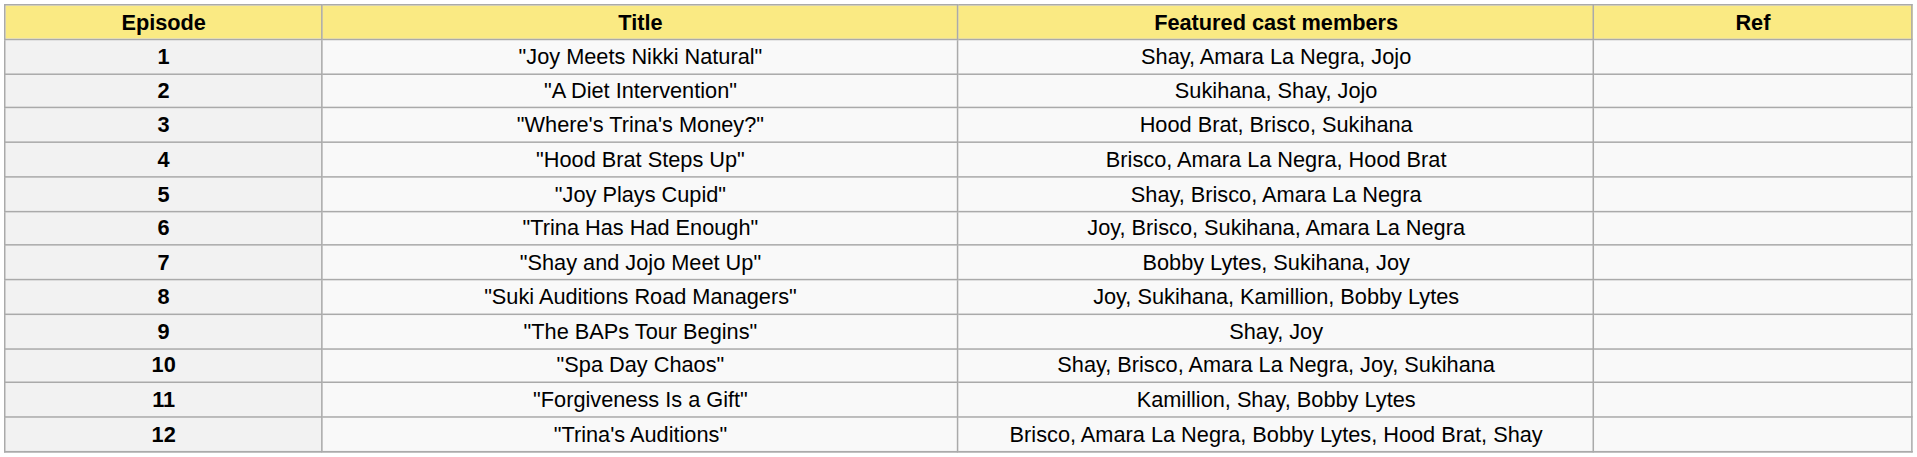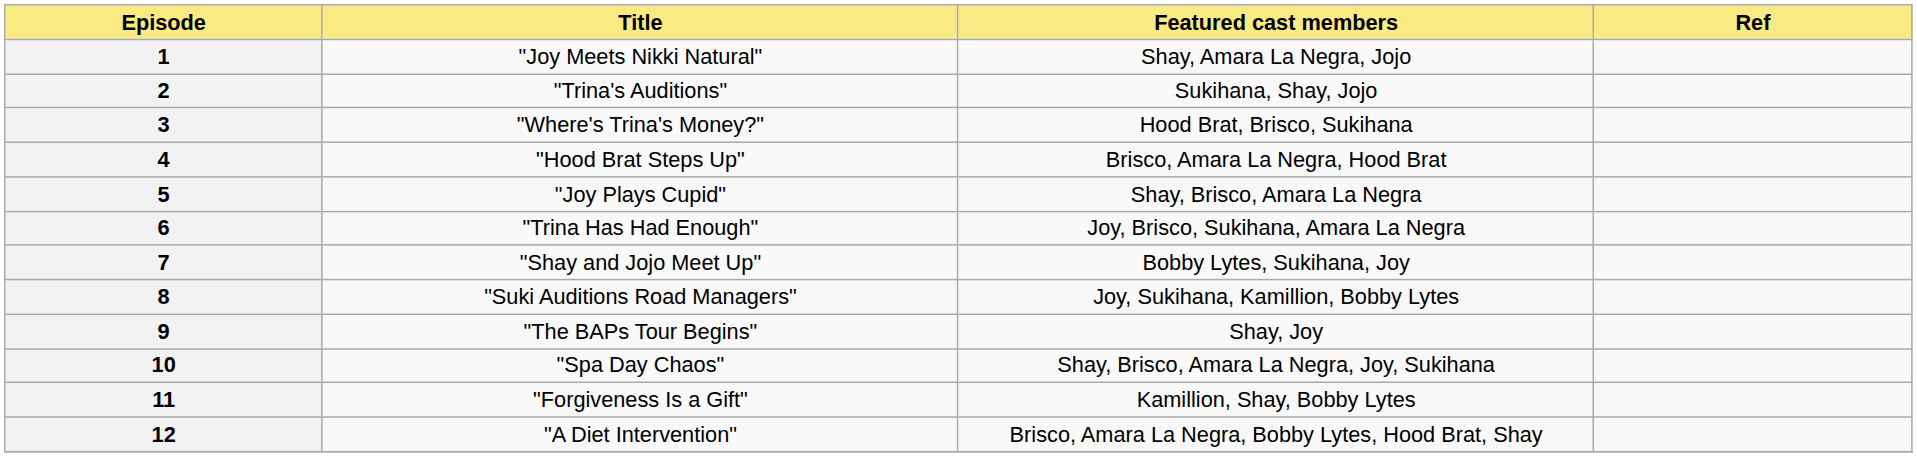(640, 91) "A Diet Intervention" -> (640, 91) "Trina's Auditions"
(640, 435) "Trina's Auditions" -> (640, 435) "A Diet Intervention"
